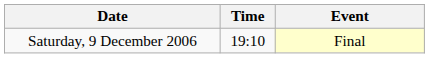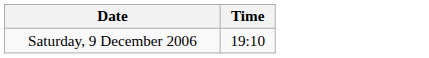- column: (350, 16)
